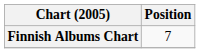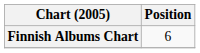(168, 36) 7 -> (168, 36) 6
